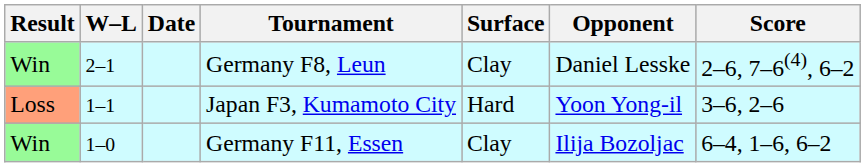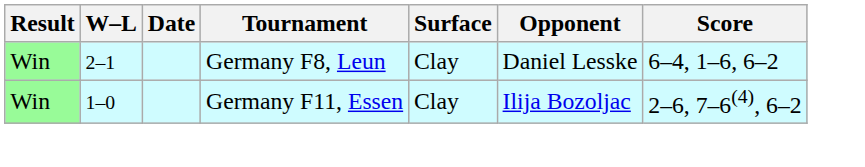(778, 64) 2–6, 7–6(4), 6–2 -> (713, 60) 6–4, 1–6, 6–2
- row: (331, 104)
(766, 142) 6–4, 1–6, 6–2 -> (725, 101) 2–6, 7–6(4), 6–2
